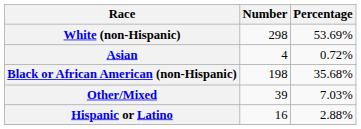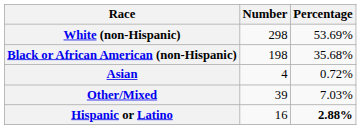rows swapped: (122, 74) <-> (122, 54)
(336, 114) normal -> (335, 114) bold
